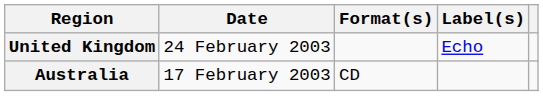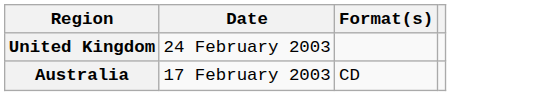- column: (483, 19)
